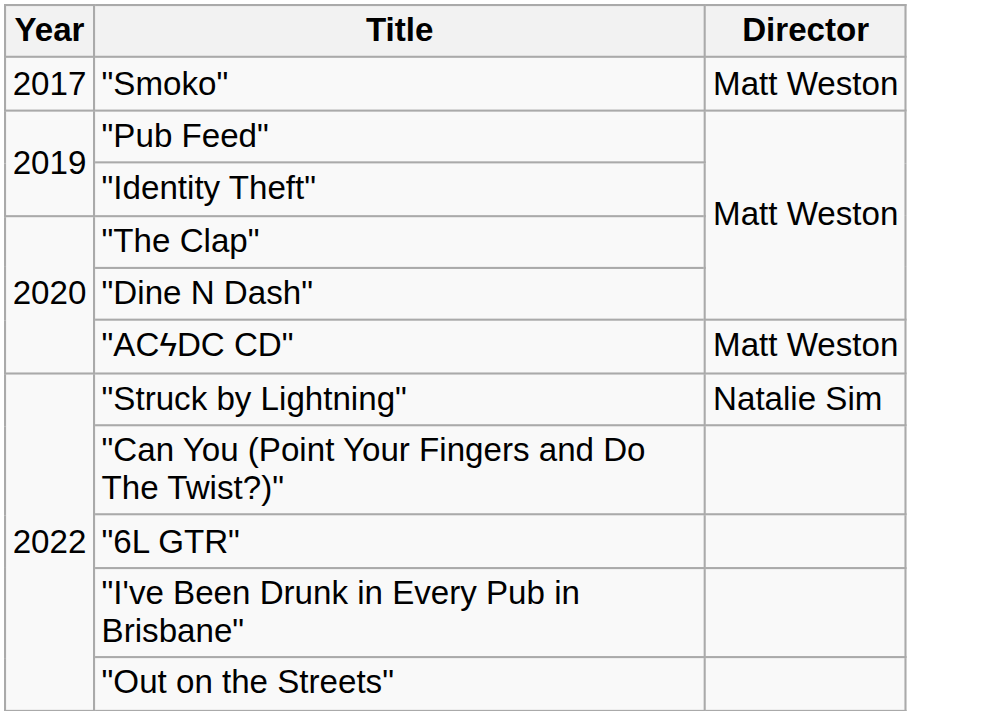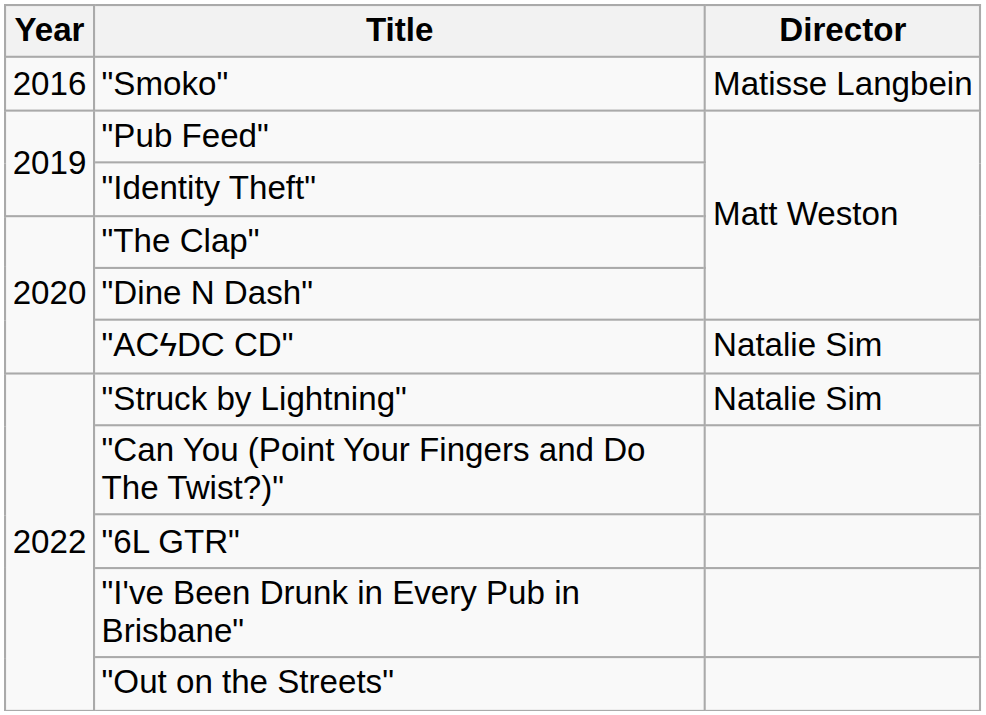(50, 83) 2017 -> (50, 83) 2016
(806, 83) Matt Weston -> (843, 83) Matisse Langbein
(806, 345) Matt Weston -> (798, 345) Natalie Sim
